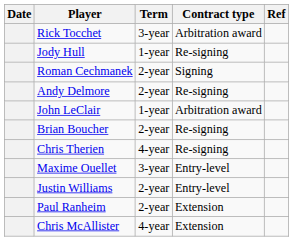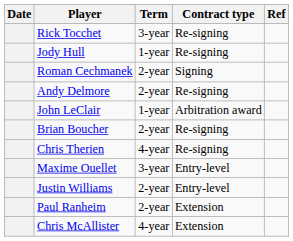(218, 33) Arbitration award -> (202, 33) Re-signing
